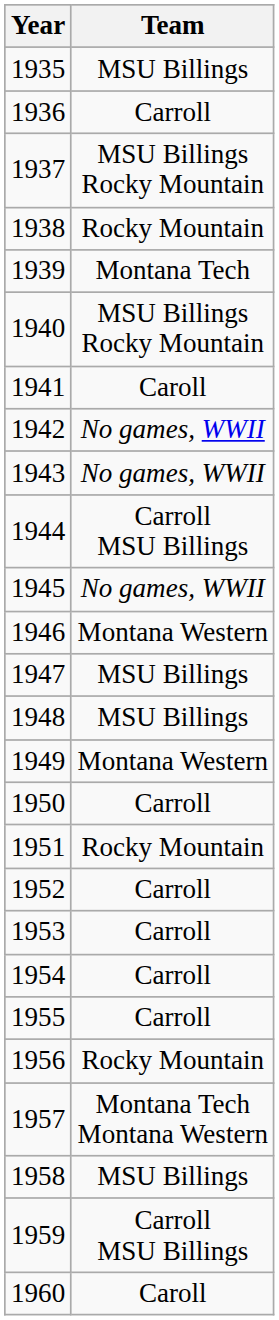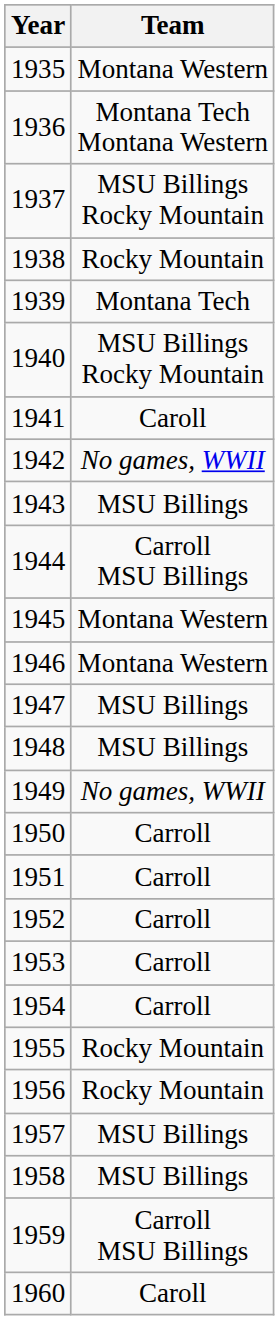(173, 68) MSU Billings -> (173, 68) Montana Western
(173, 111) Carroll -> (173, 126) Montana Tech Montana Western
(173, 472) No games, WWII -> (173, 503) MSU Billings
(173, 588) No games, WWII -> (173, 619) Montana Western
(173, 760) Montana Western -> (173, 790) No games, WWII
(173, 846) Rocky Mountain -> (173, 876) Carroll
(173, 1017) Carroll -> (173, 1048) Rocky Mountain
(173, 1118) Montana Tech Montana Western -> (173, 1133) MSU Billings
